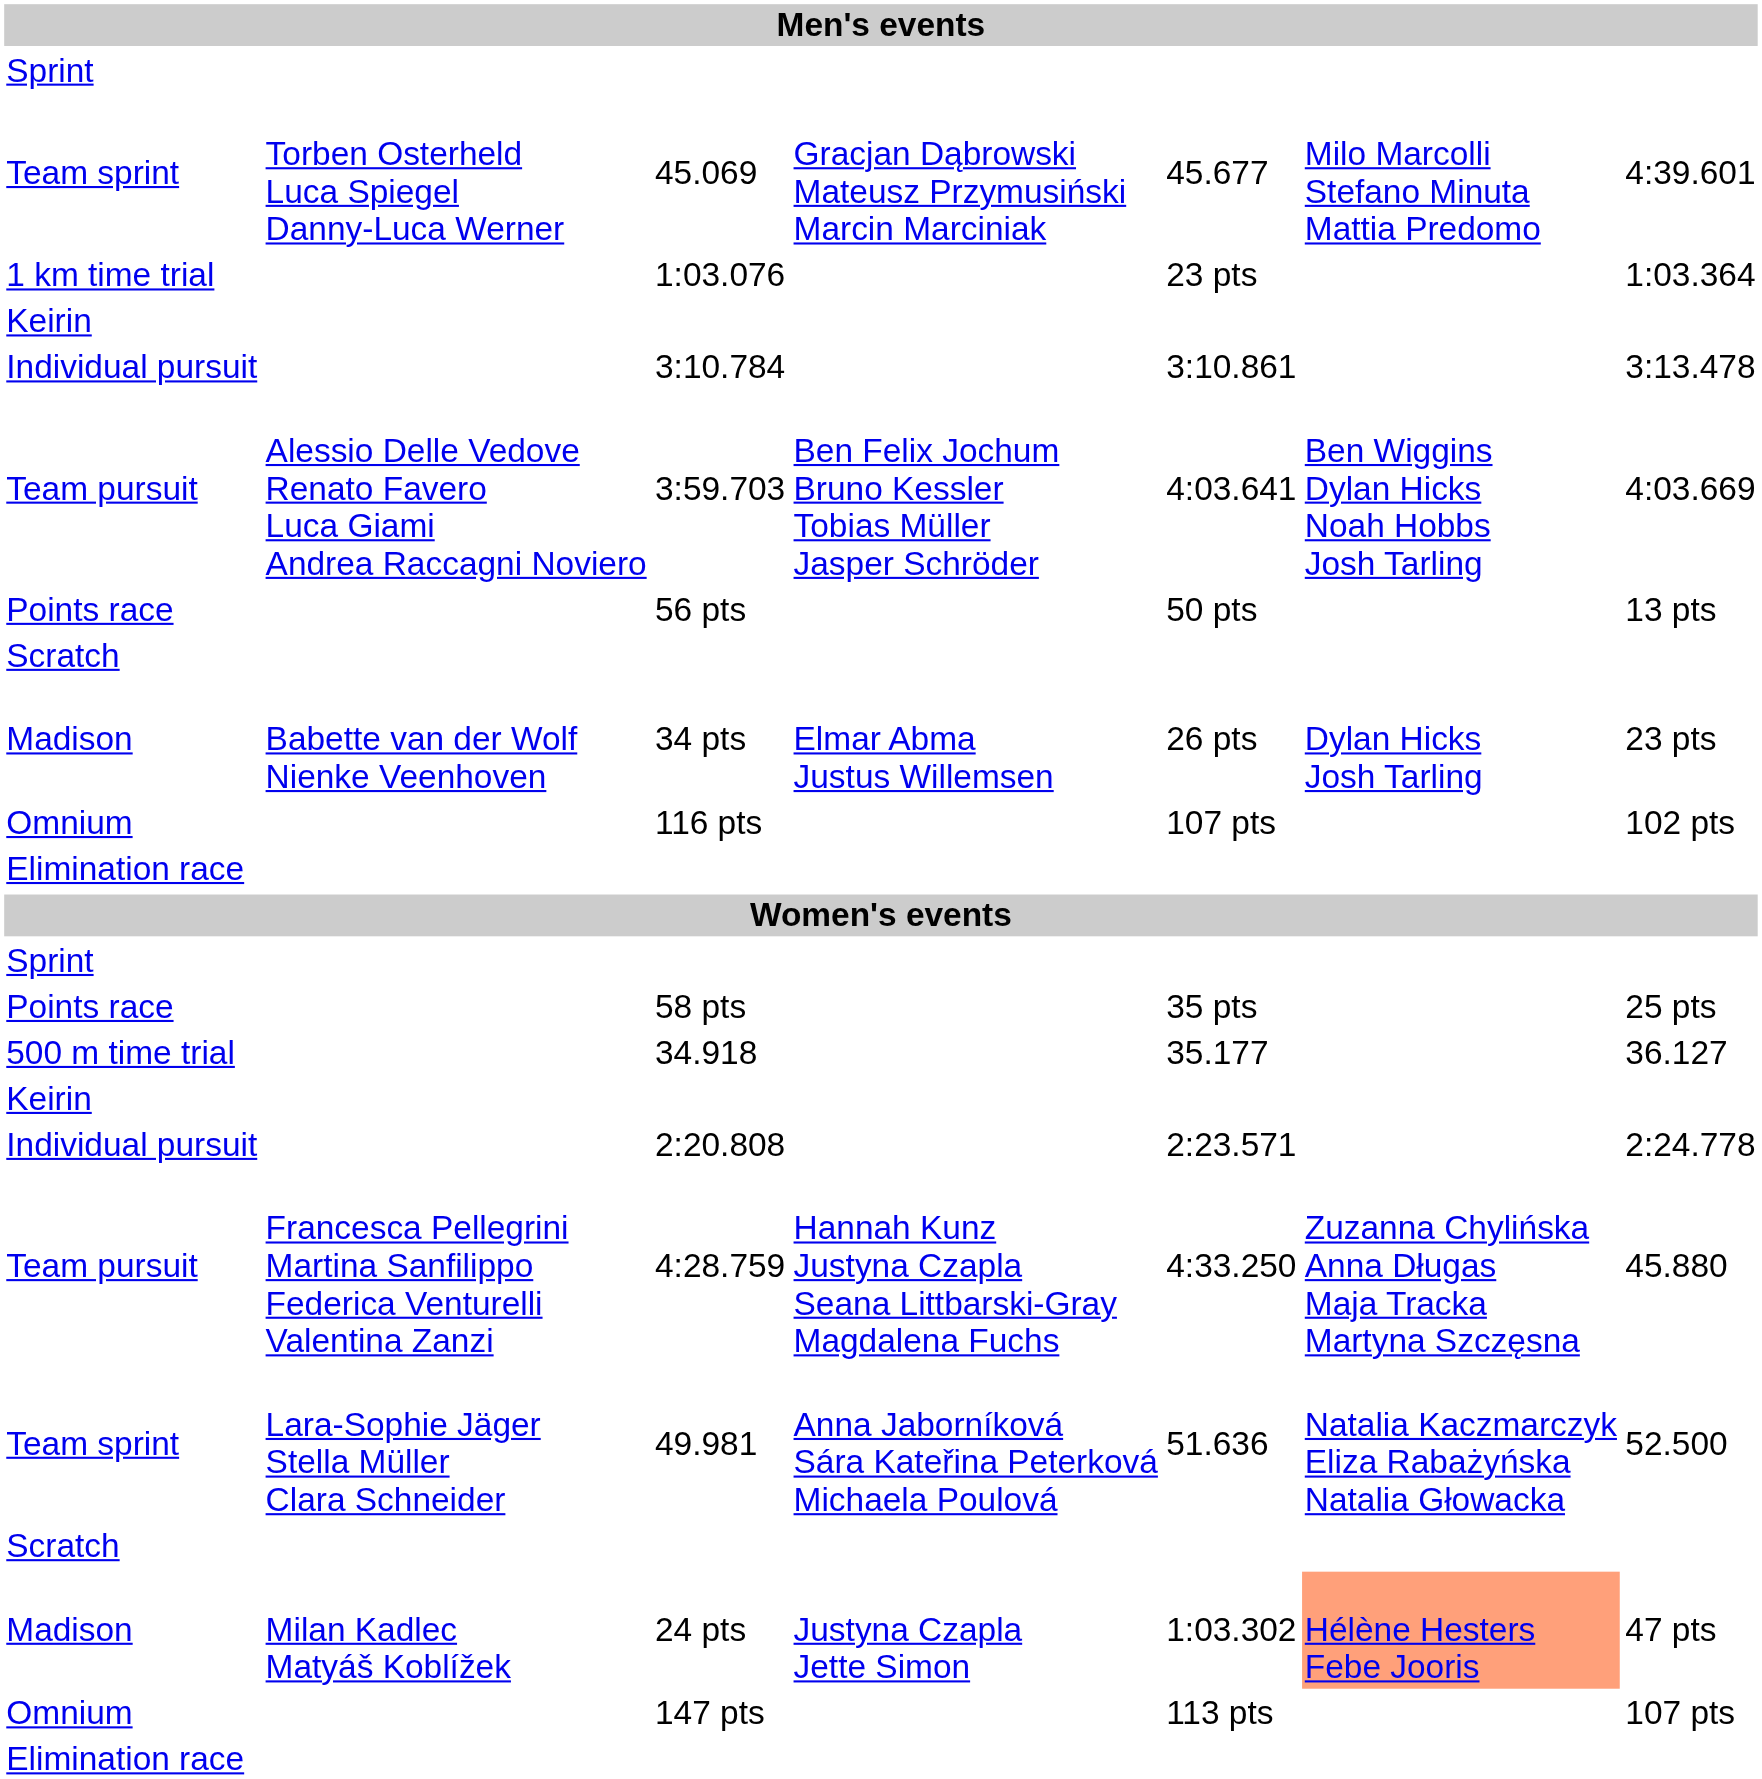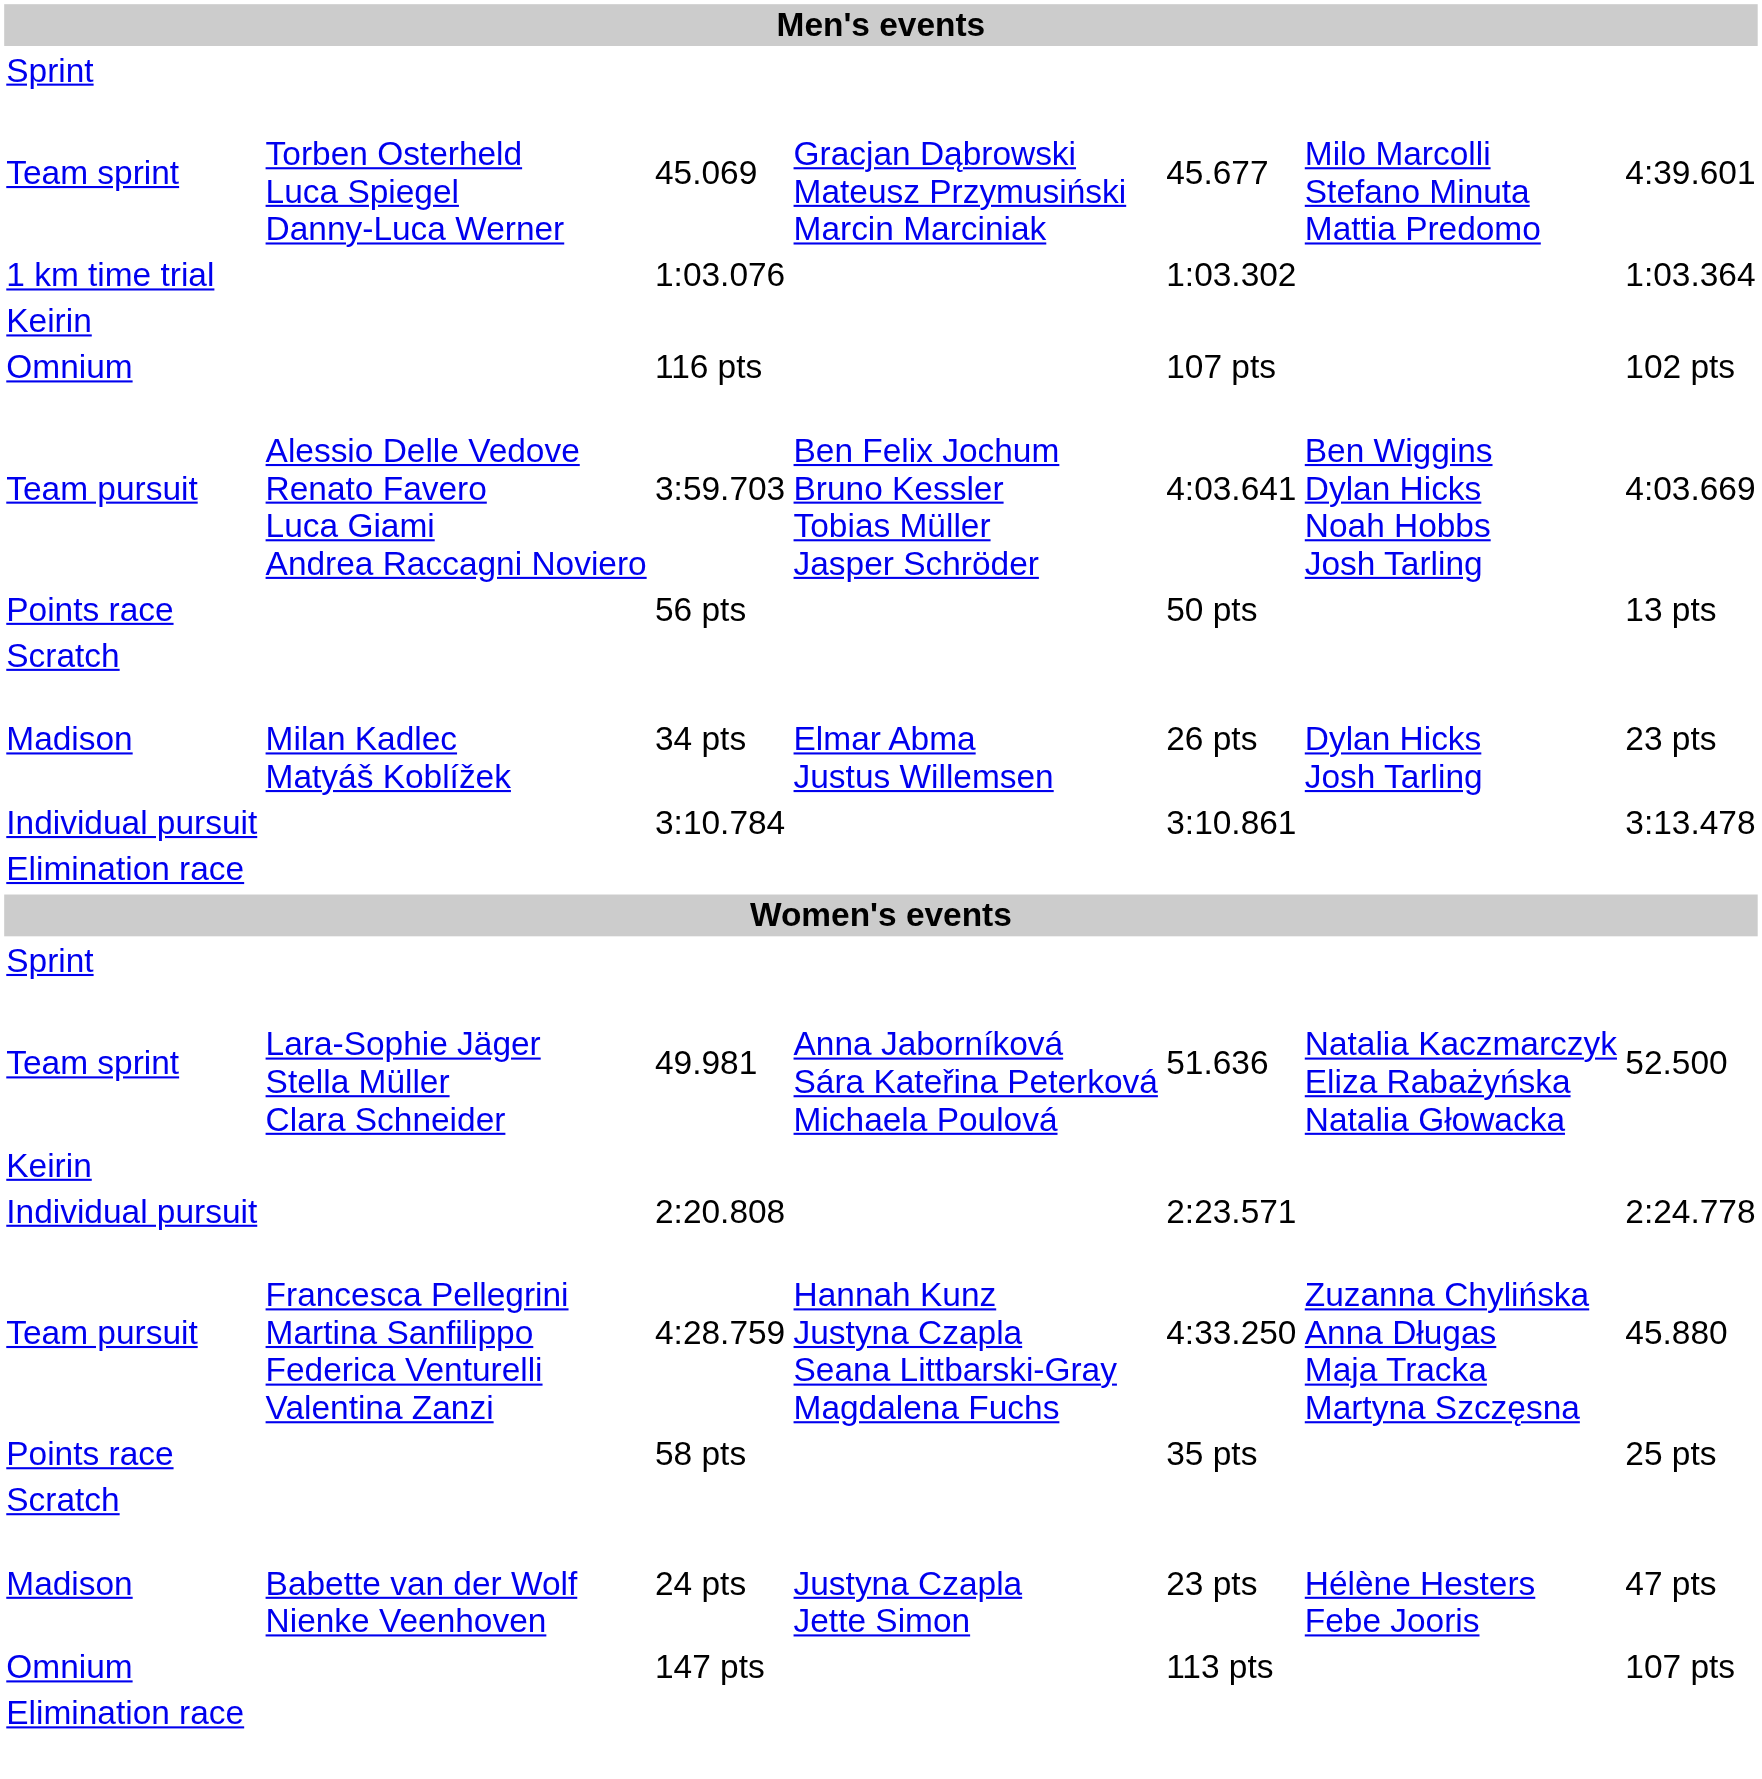(1212, 275) 23 pts -> (1231, 275) 1:03.302
rows swapped: (132, 367) <-> (69, 822)
(421, 758) Babette van der Wolf Nienke Veenhoven -> (388, 758) Milan Kadlec Matyáš Koblížek
rows swapped: (93, 1443) <-> (90, 1006)
- row: (121, 1052)
(388, 1648) Milan Kadlec Matyáš Koblížek -> (421, 1602) Babette van der Wolf Nienke Veenhoven
(1231, 1629) 1:03.302 -> (1212, 1583) 23 pts
(1420, 1648) lightsalmon background -> (1420, 1602) no background
